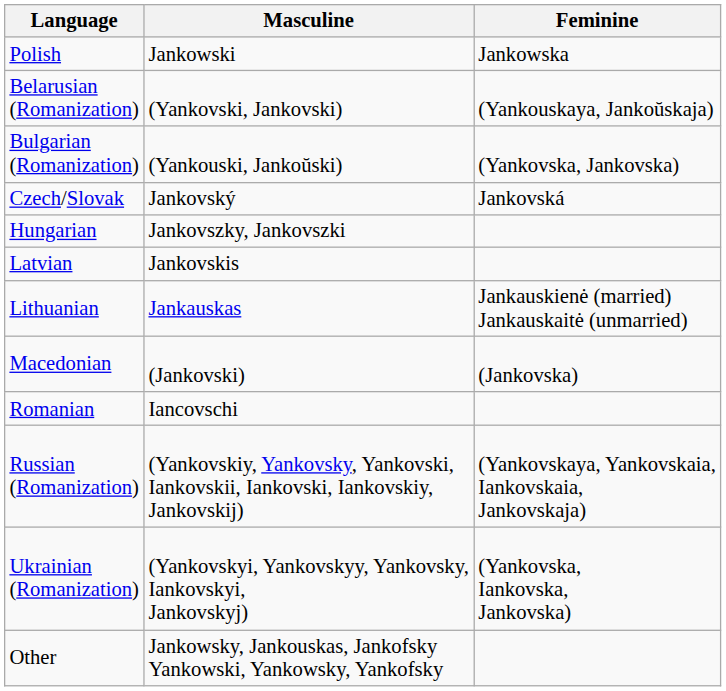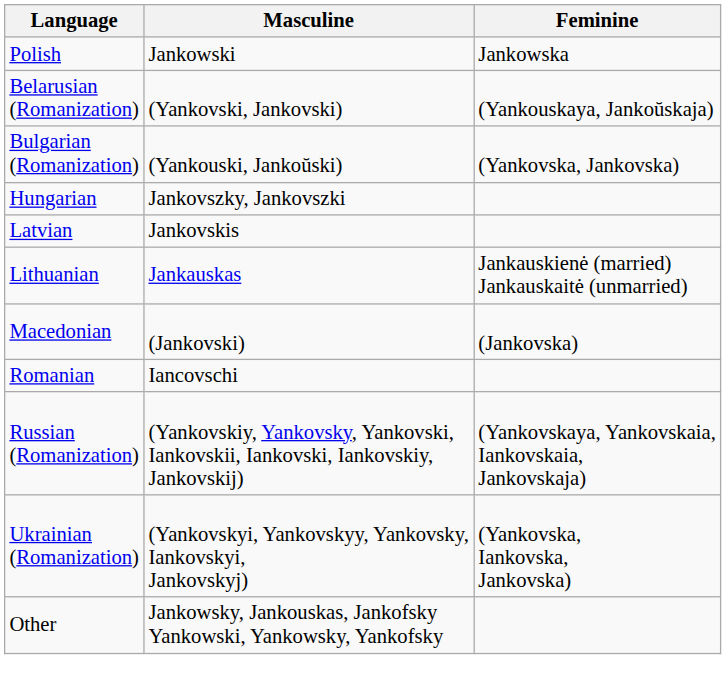- row: (67, 198)
